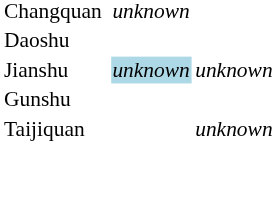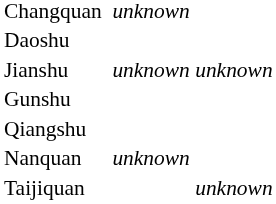(151, 69) lightblue background -> (151, 69) no background
+ row: (45, 128)
+ row: (43, 158)
